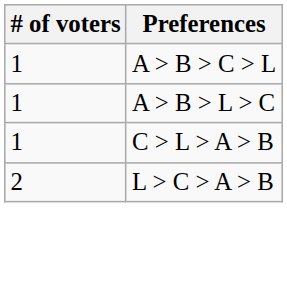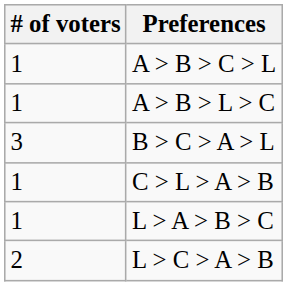+ row: (203, 142)
+ row: (203, 220)
